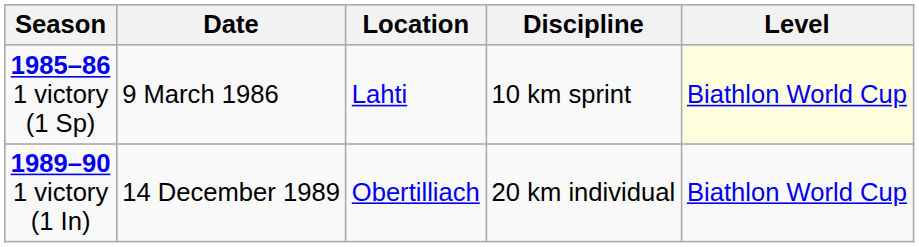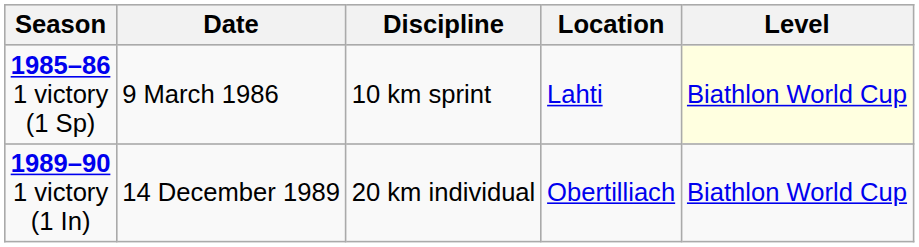columns swapped: (416, 24) <-> (583, 24)
